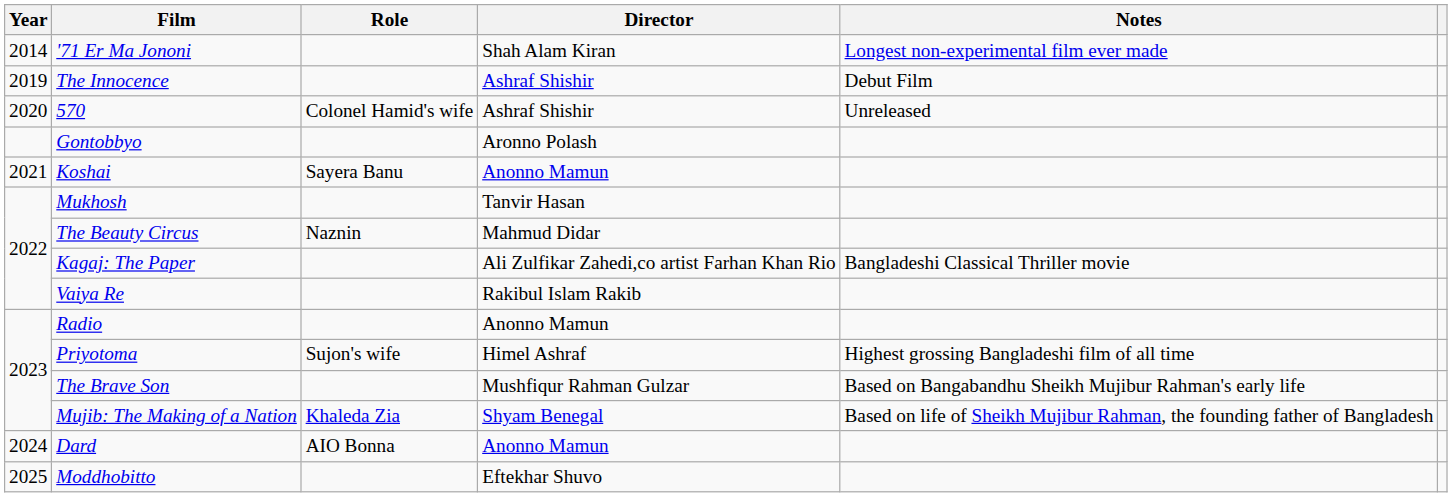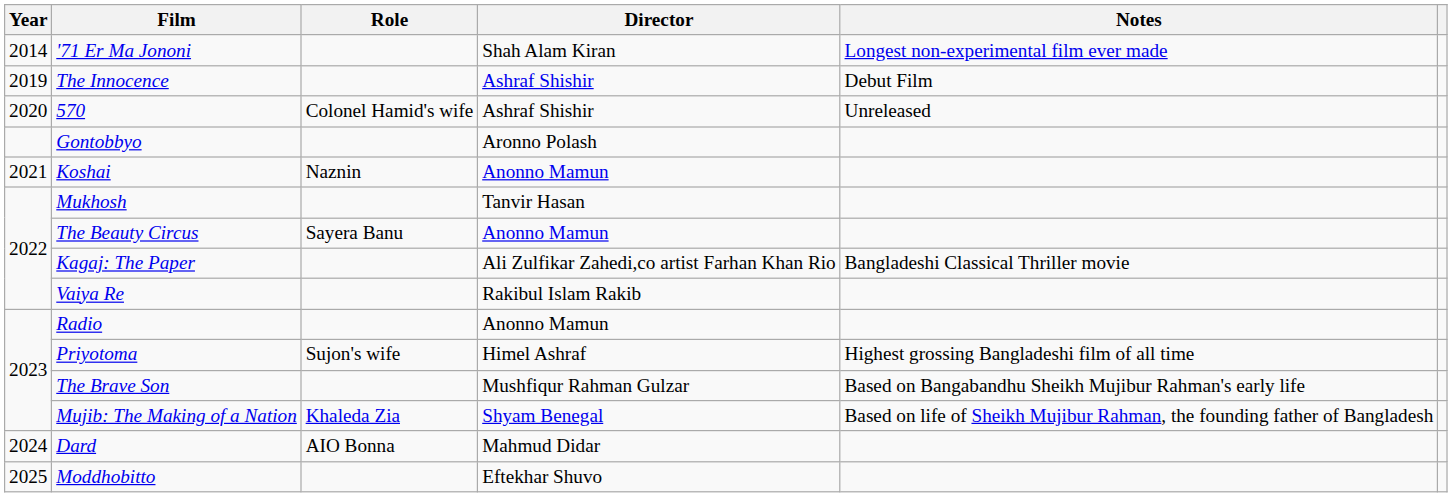(354, 171) Sayera Banu -> (333, 171) Naznin
(333, 232) Naznin -> (354, 232) Sayera Banu
(541, 232) Mahmud Didar -> (545, 232) Anonno Mamun
(545, 446) Anonno Mamun -> (541, 446) Mahmud Didar
